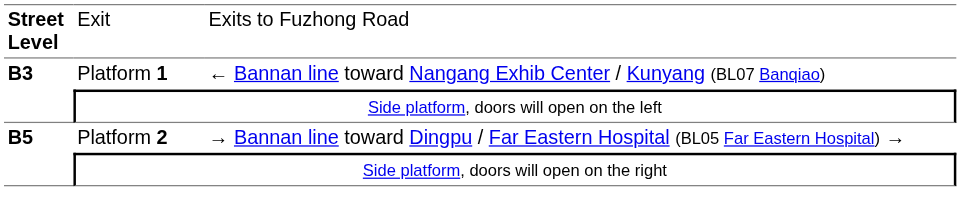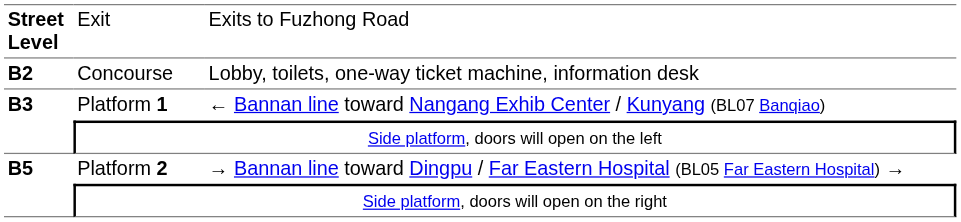+ row: (125, 73)
